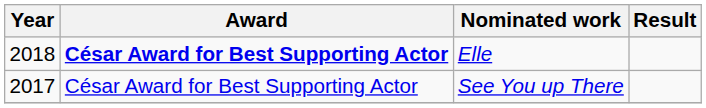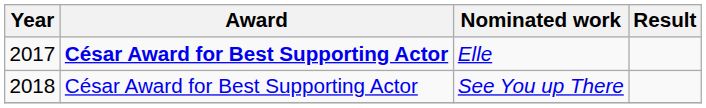(32, 53) 2018 -> (32, 53) 2017
(32, 86) 2017 -> (32, 86) 2018
